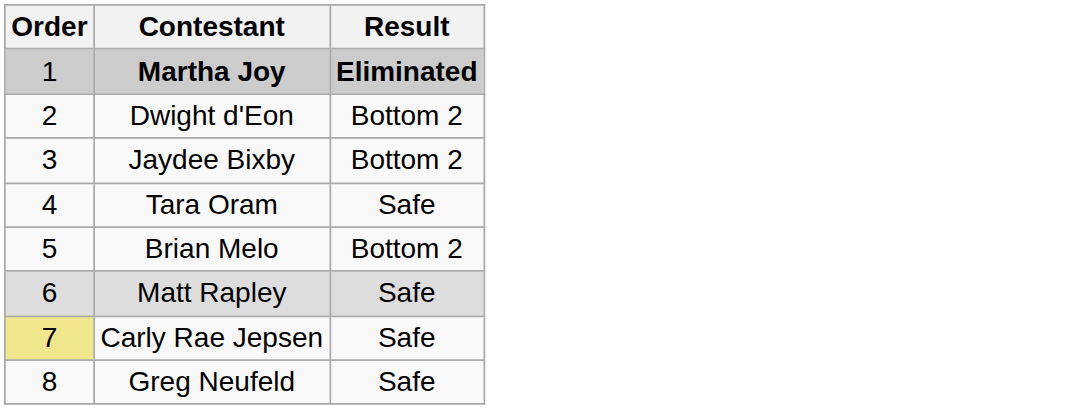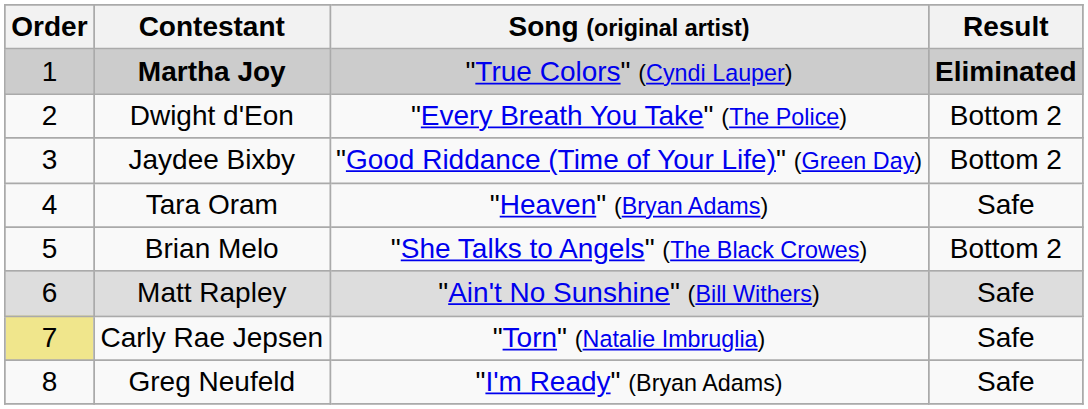+ column: (629, 26)
